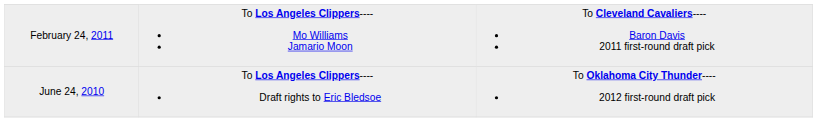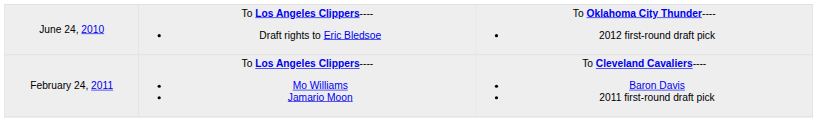rows swapped: (72, 91) <-> (72, 35)
